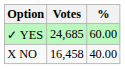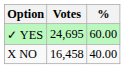(67, 34) 24,685 -> (67, 34) 24,695
